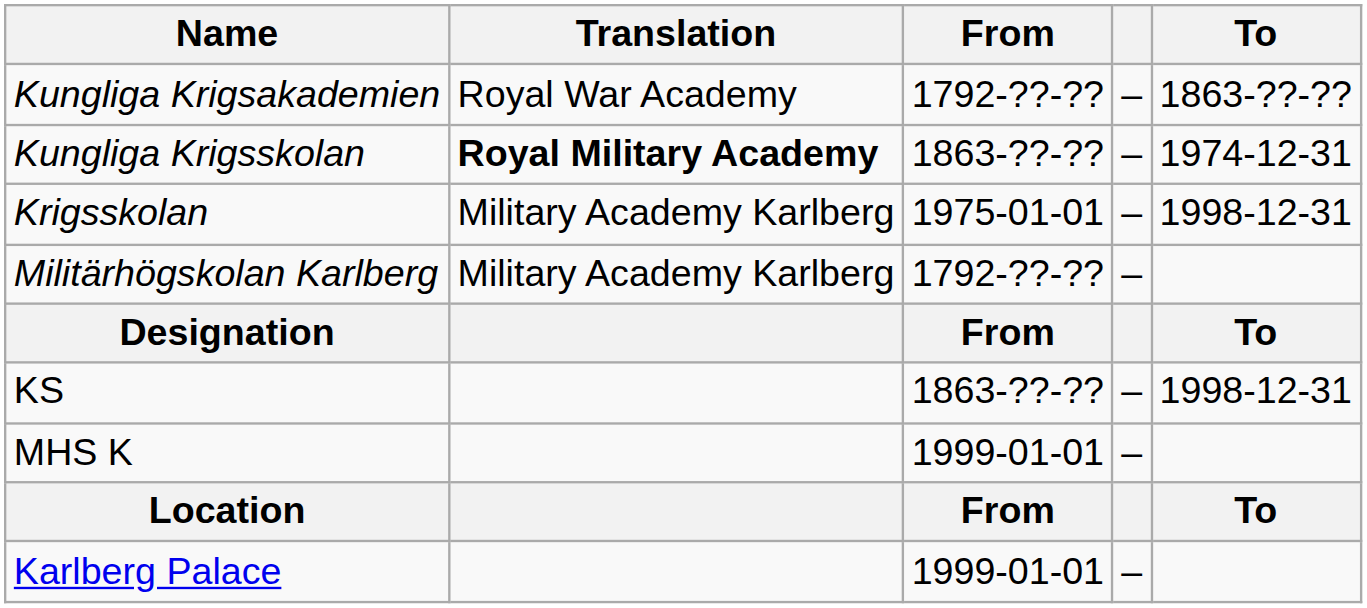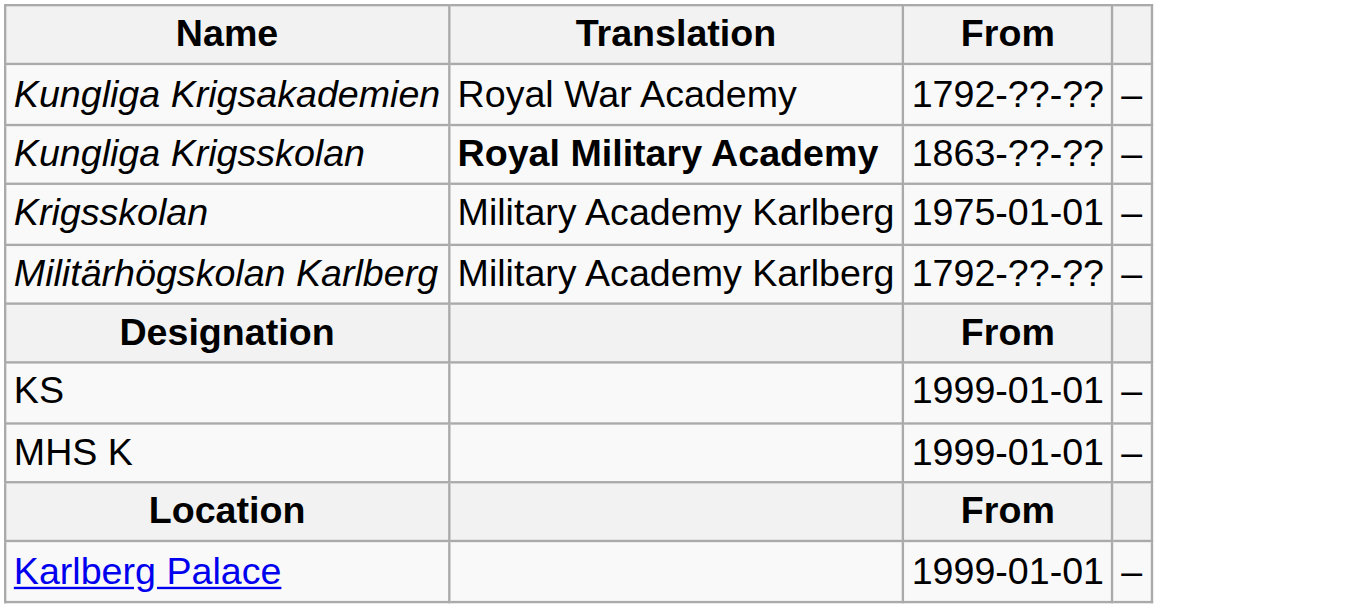- column: (1256, 34)
(1008, 392) 1863-??-?? -> (1008, 392) 1999-01-01
